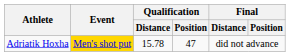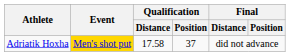(153, 43) 15.78 -> (153, 43) 17.58
(191, 43) 47 -> (191, 43) 37
